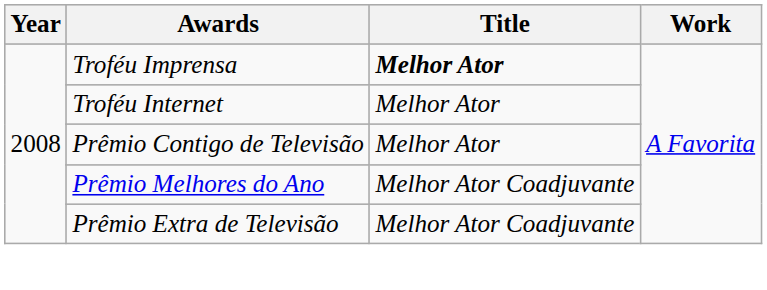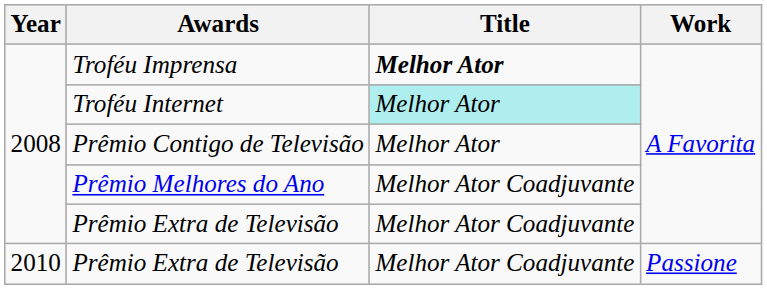(438, 104) no background -> (438, 104) paleturquoise background
+ row: (36, 263)
